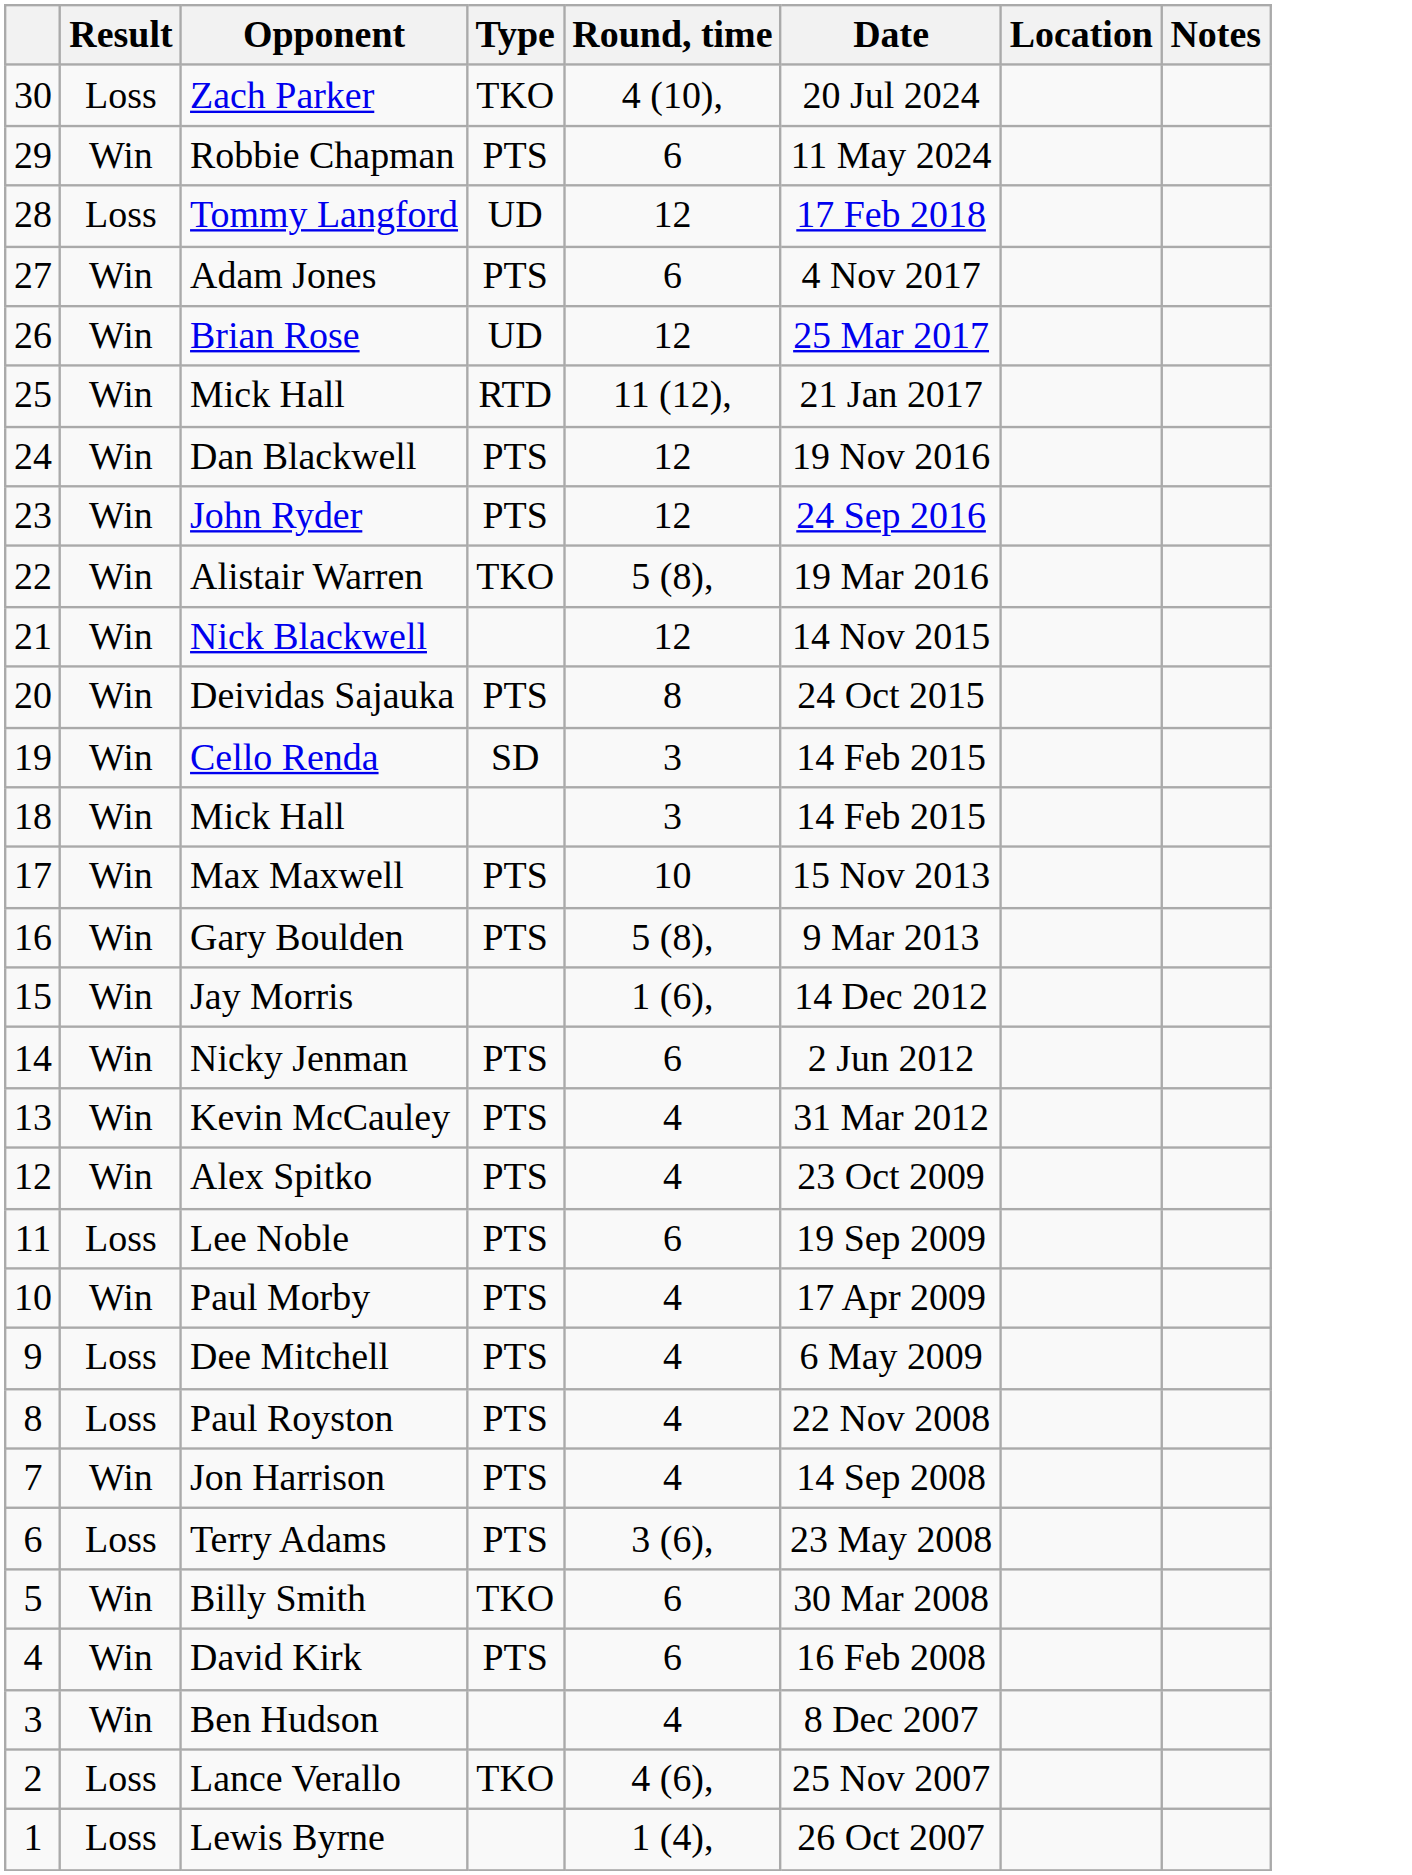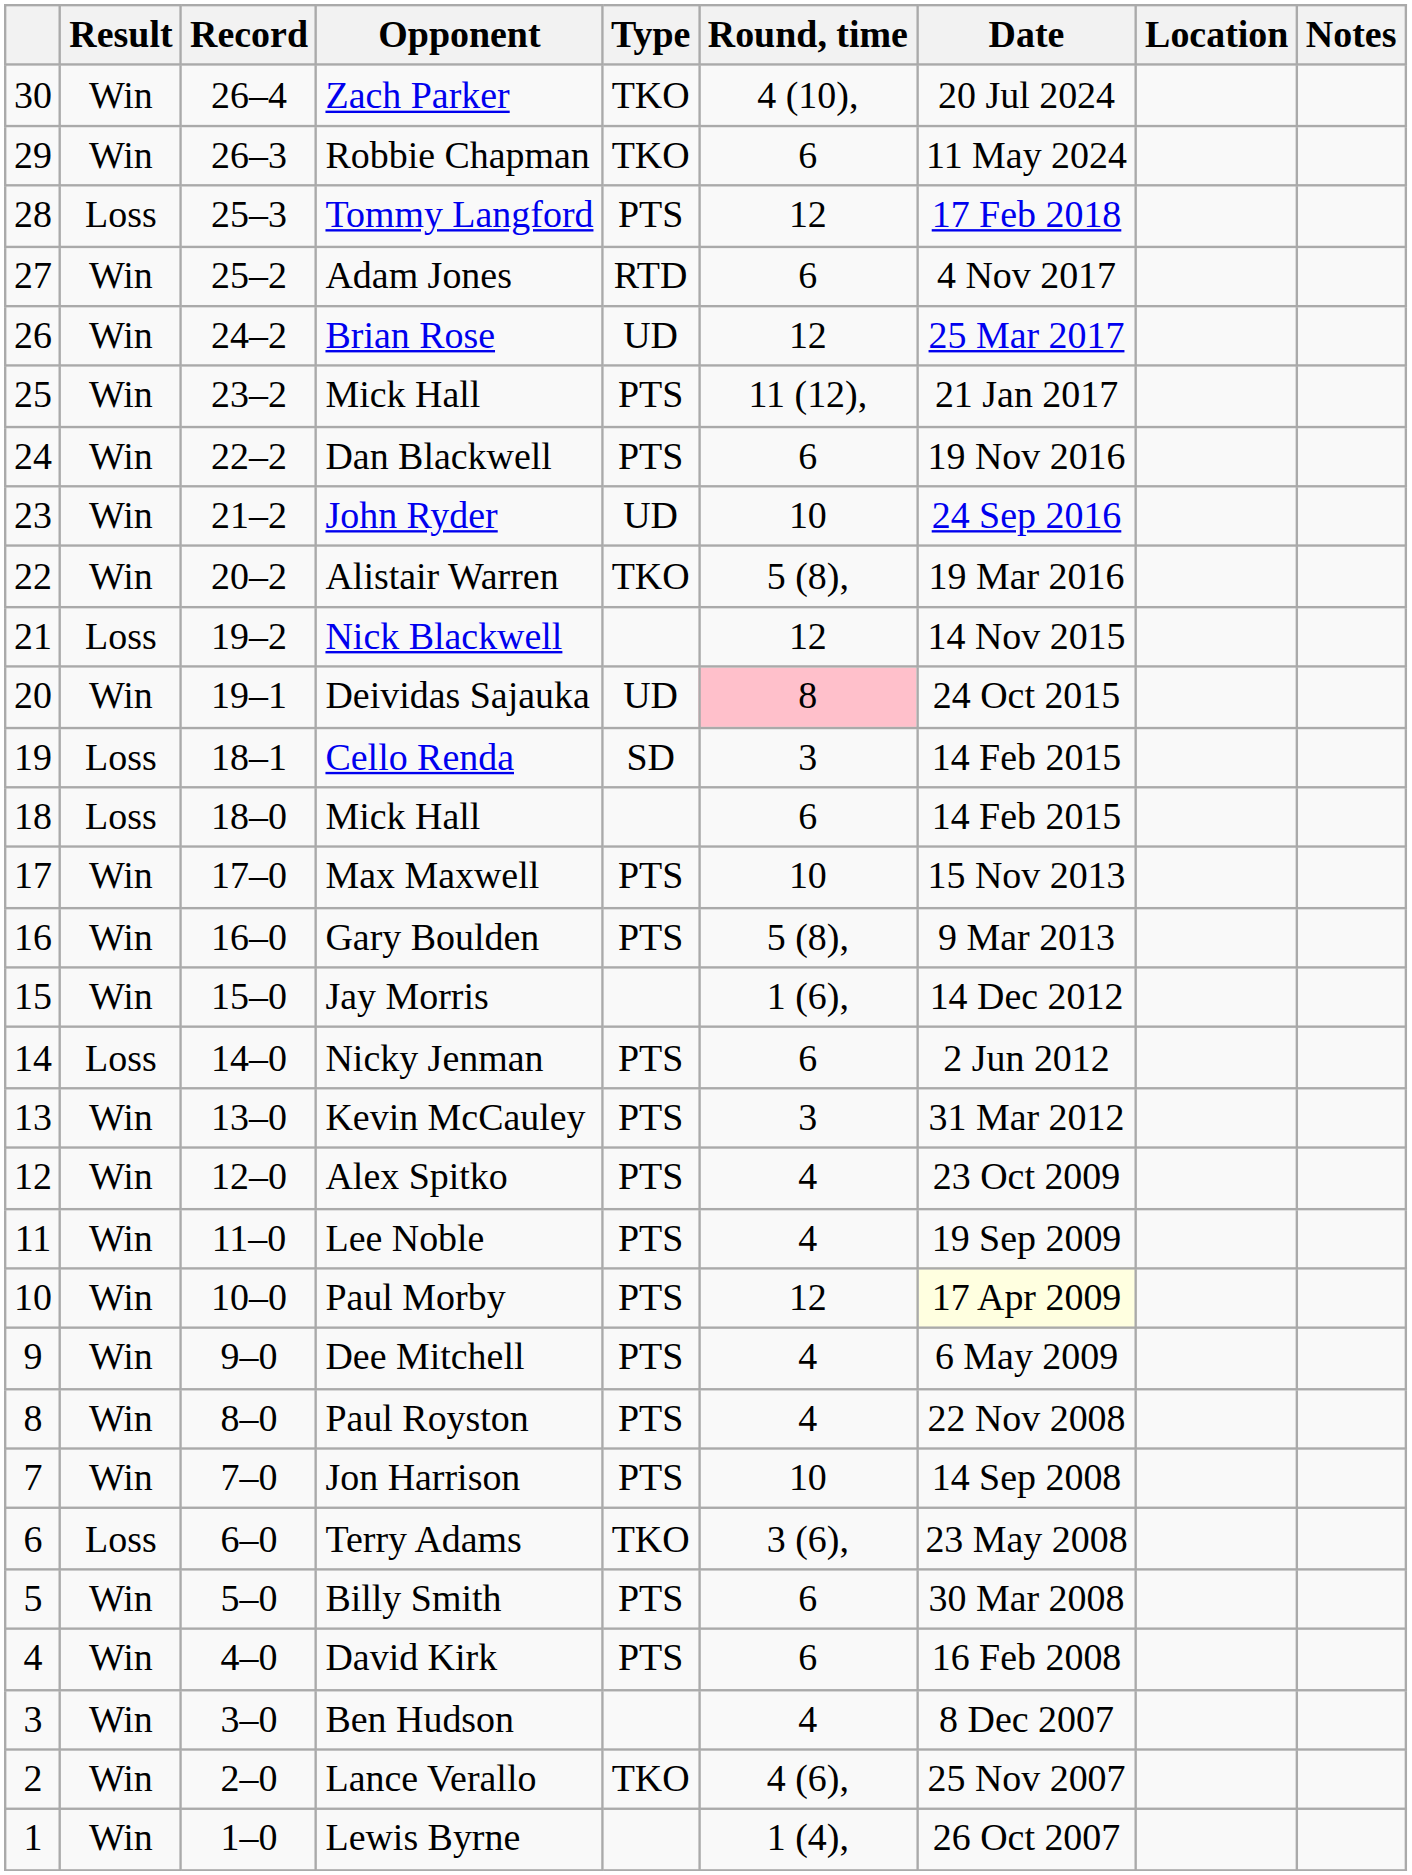+ column: (249, 34)
(121, 94) Loss -> (121, 94) Win
(515, 154) PTS -> (651, 154) TKO
(515, 214) UD -> (651, 214) PTS
(515, 275) PTS -> (651, 275) RTD
(515, 395) RTD -> (651, 395) PTS
(672, 455) 12 -> (808, 455) 6
(515, 515) PTS -> (651, 515) UD
(672, 515) 12 -> (808, 515) 10
(121, 635) Win -> (121, 635) Loss
(515, 696) PTS -> (651, 696) UD
(672, 696) no background -> (808, 696) pink background
(121, 756) Win -> (121, 756) Loss
(121, 816) Win -> (121, 816) Loss
(672, 816) 3 -> (808, 816) 6
(121, 1056) Win -> (121, 1056) Loss
(672, 1117) 4 -> (808, 1117) 3
(121, 1237) Loss -> (121, 1237) Win
(672, 1237) 6 -> (808, 1237) 4
(672, 1297) 4 -> (808, 1297) 12
(891, 1297) no background -> (1027, 1297) lightyellow background
(121, 1357) Loss -> (121, 1357) Win
(121, 1417) Loss -> (121, 1417) Win
(672, 1477) 4 -> (808, 1477) 10
(515, 1538) PTS -> (651, 1538) TKO
(515, 1598) TKO -> (651, 1598) PTS
(121, 1778) Loss -> (121, 1778) Win
(121, 1838) Loss -> (121, 1838) Win
